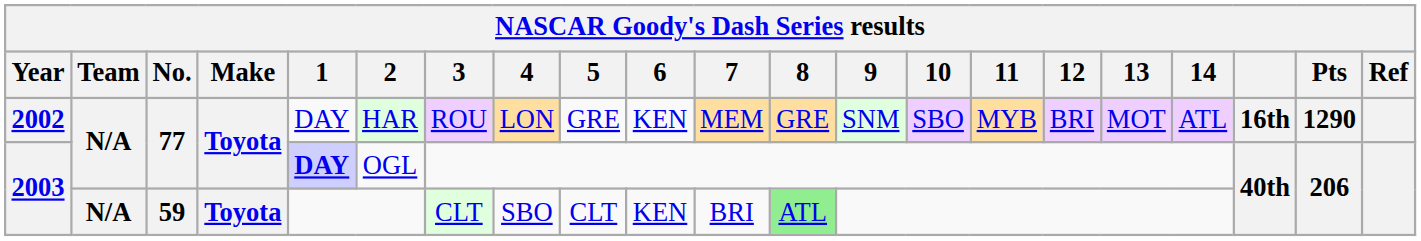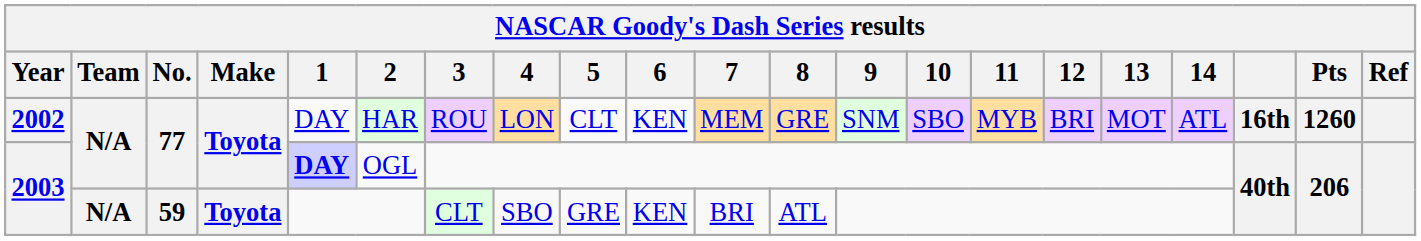(593, 119) GRE -> (593, 119) CLT
(1329, 119) 1290 -> (1329, 119) 1260
(593, 211) CLT -> (593, 211) GRE
(803, 211) lightgreen background -> (803, 211) no background
